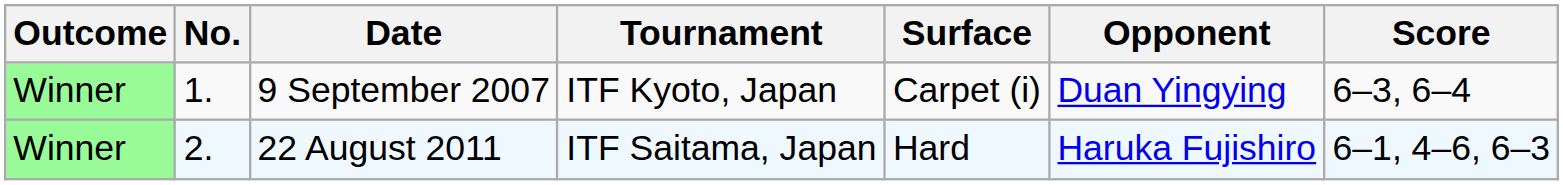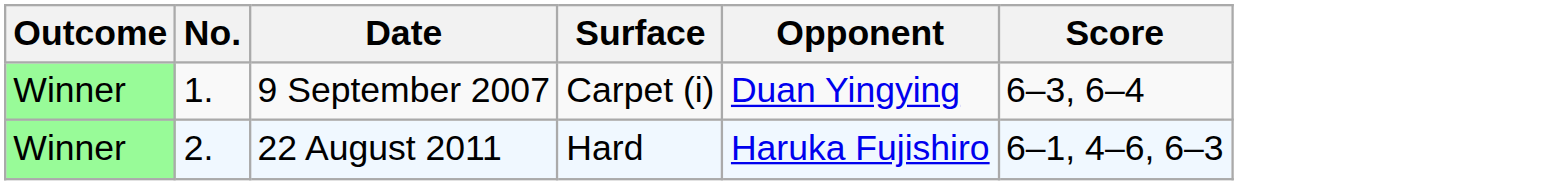- column: (721, 32)
